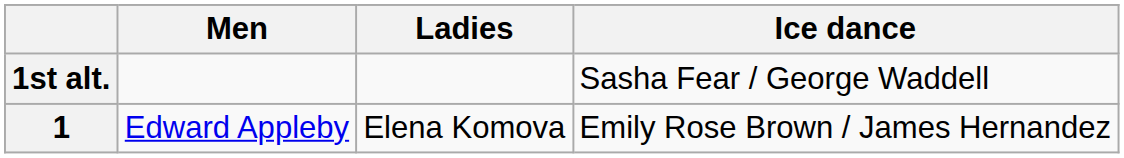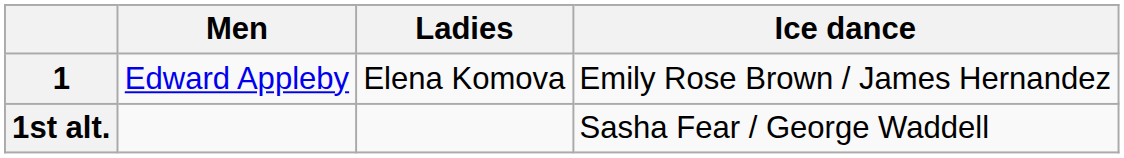rows swapped: (61, 127) <-> (61, 78)
